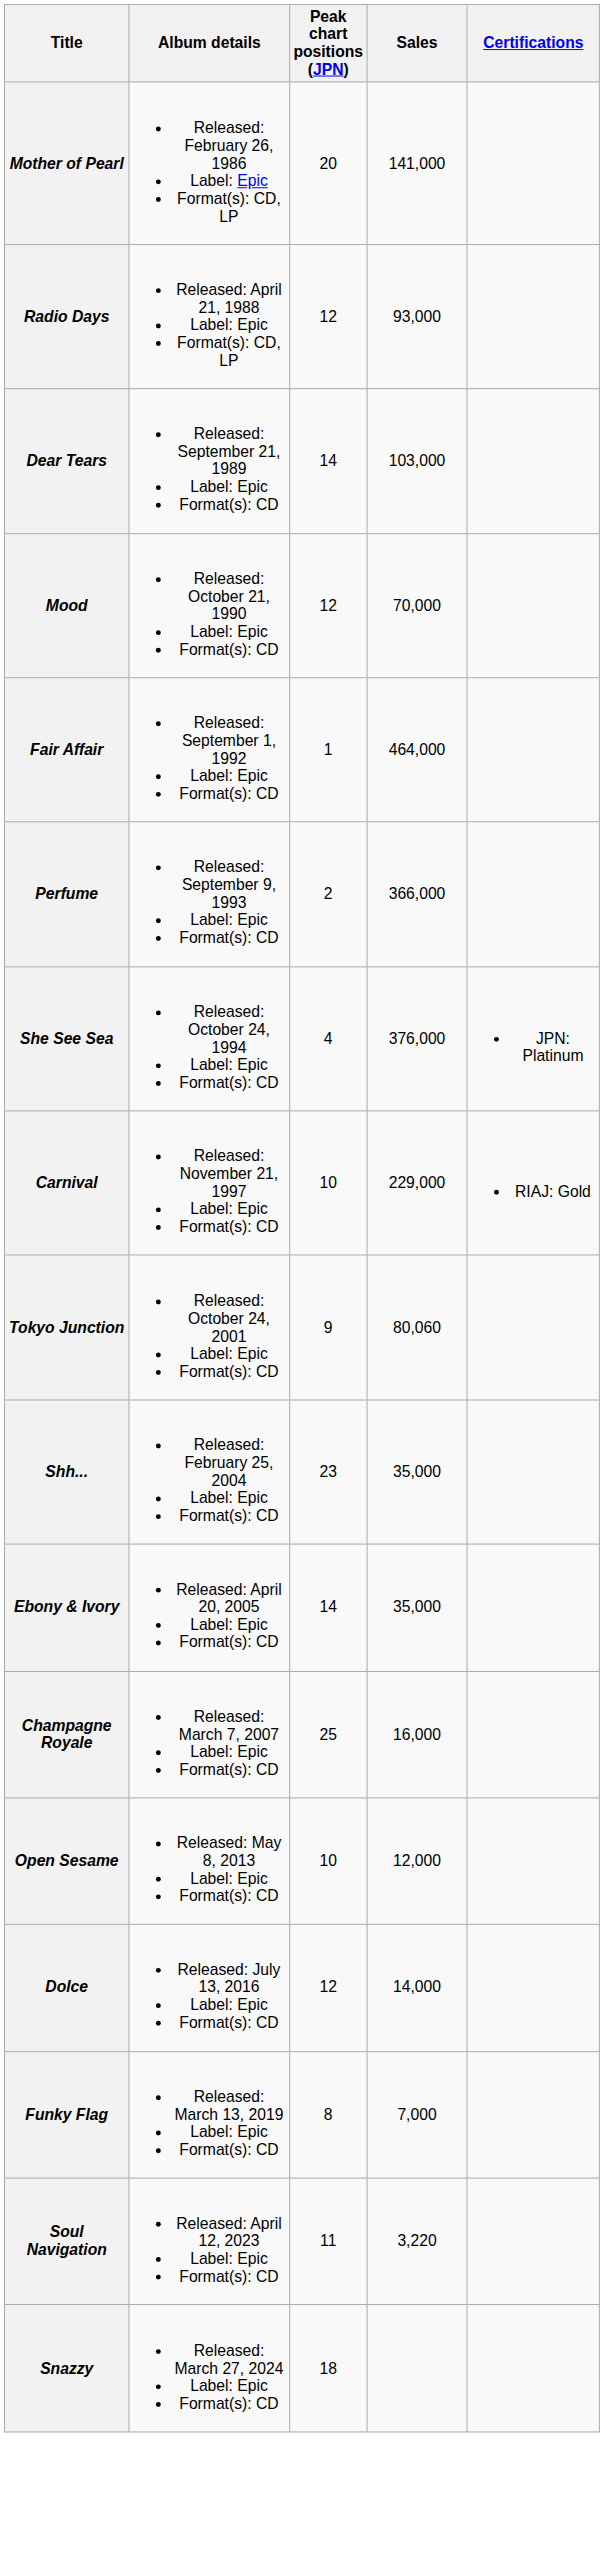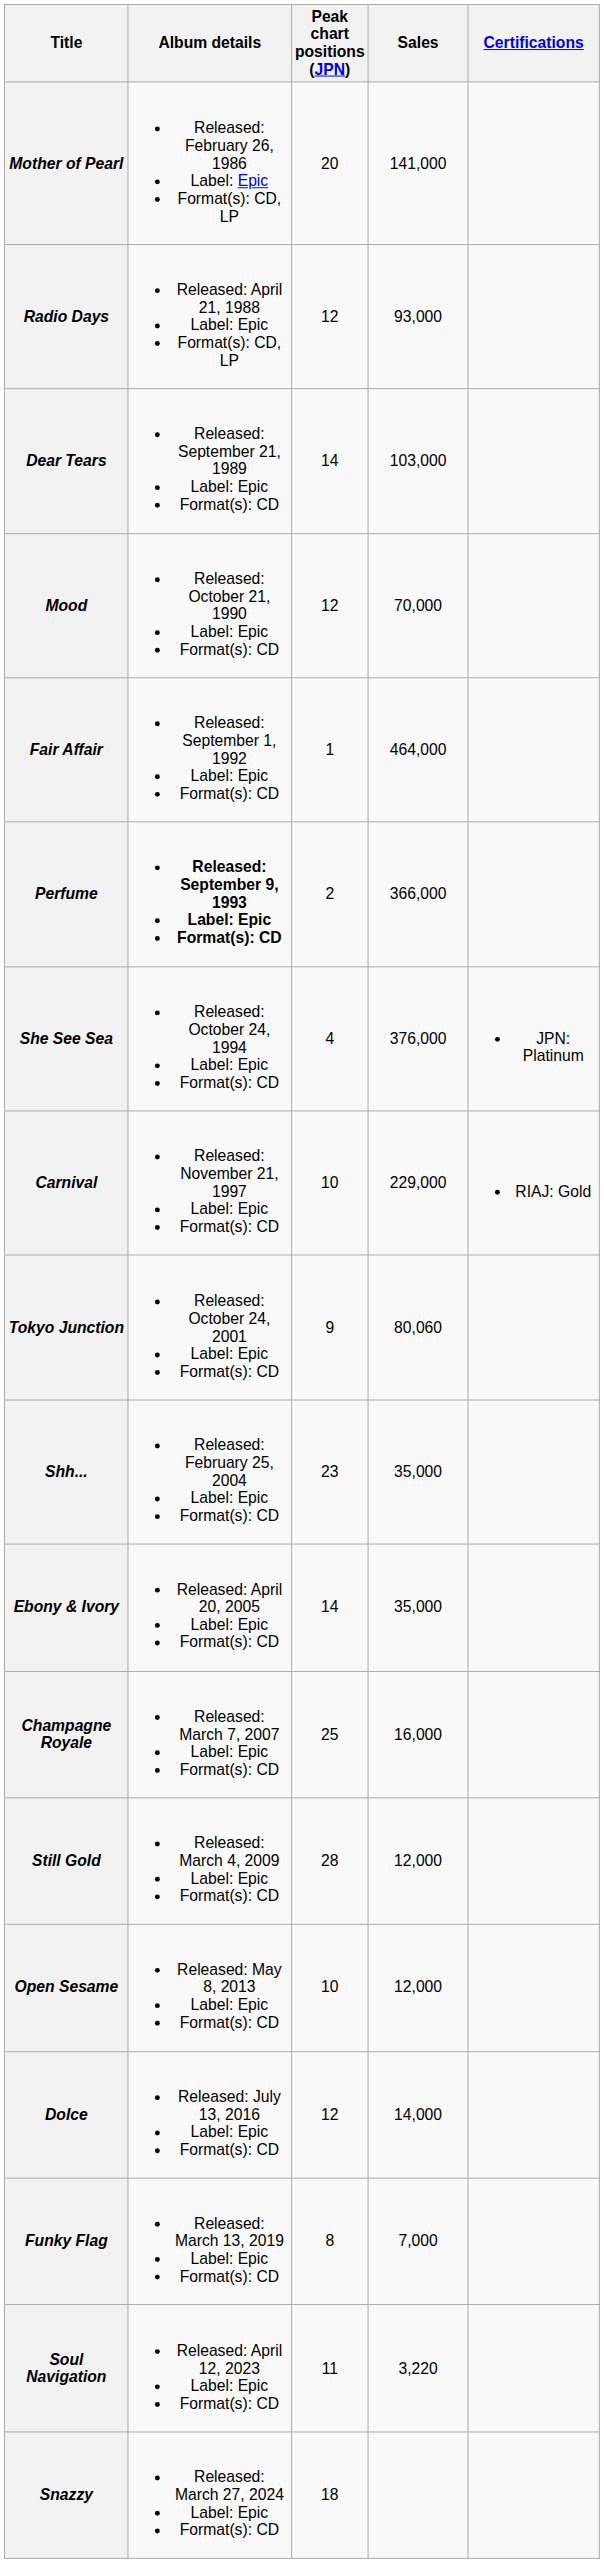(209, 903) normal -> (210, 903) bold
+ row: (66, 1861)
